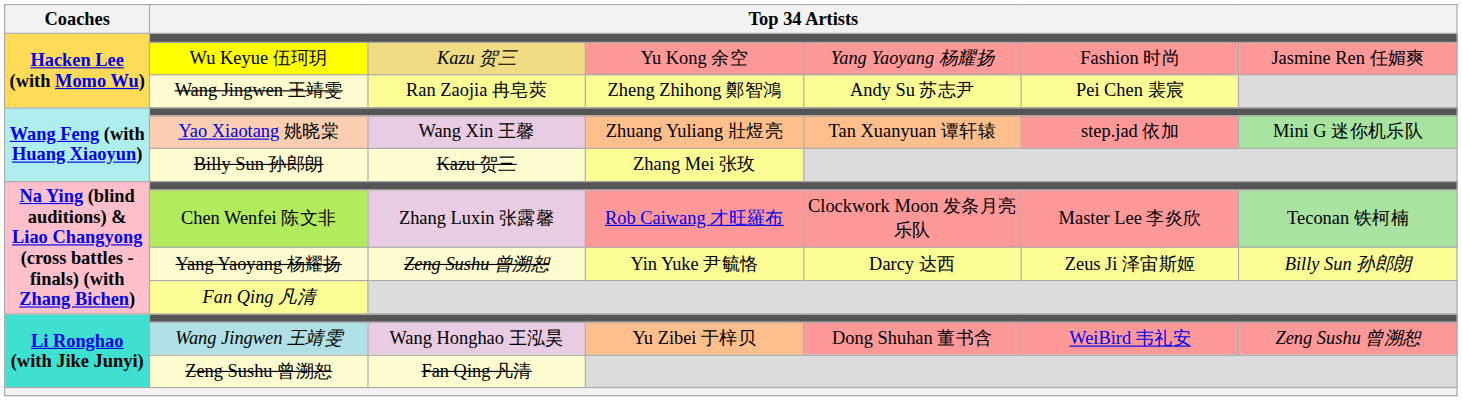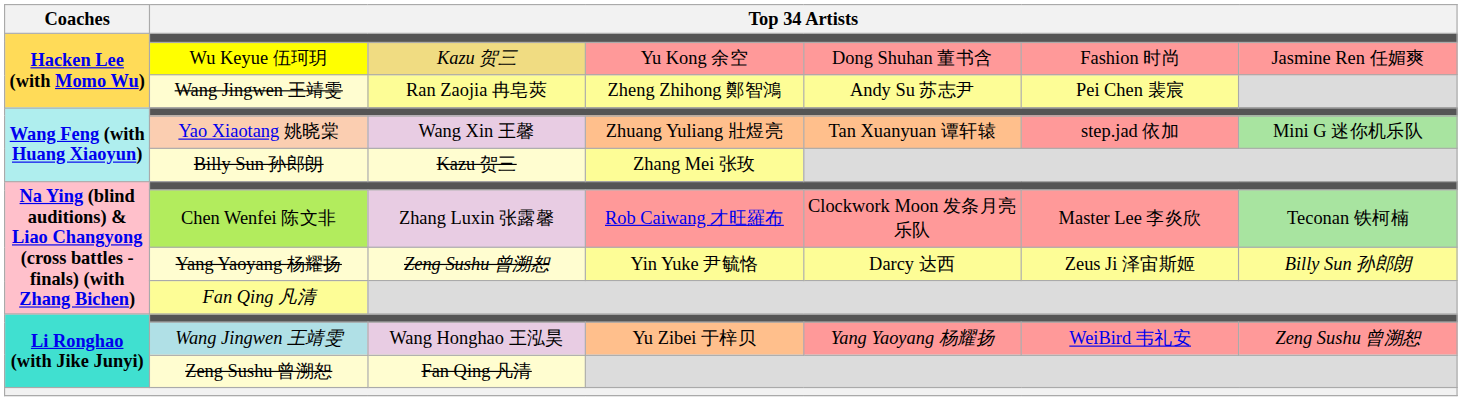(912, 57) Yang Yaoyang 杨耀扬 -> (912, 57) Dong Shuhan 董书含
(912, 338) Dong Shuhan 董书含 -> (912, 338) Yang Yaoyang 杨耀扬
